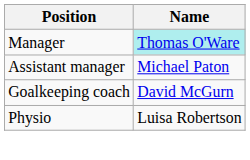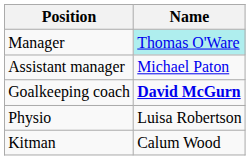(185, 92) normal -> (189, 92) bold
+ row: (32, 142)
